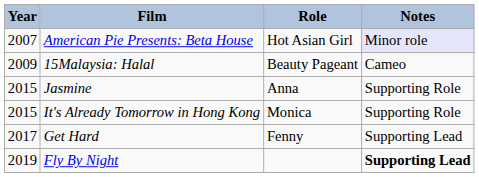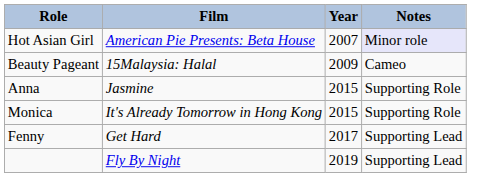columns swapped: (22, 16) <-> (312, 16)
(418, 161) bold -> (414, 161) normal
